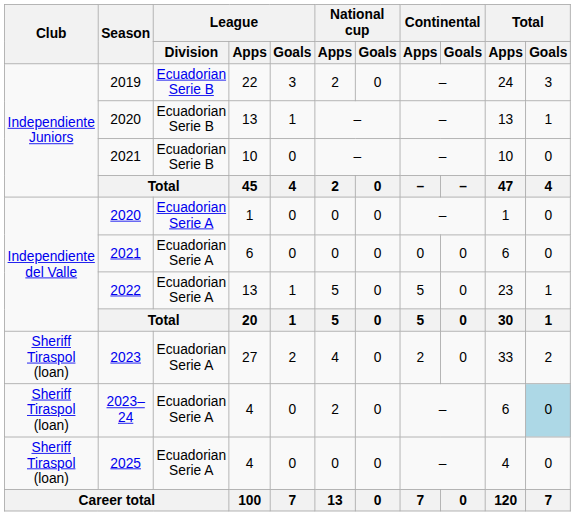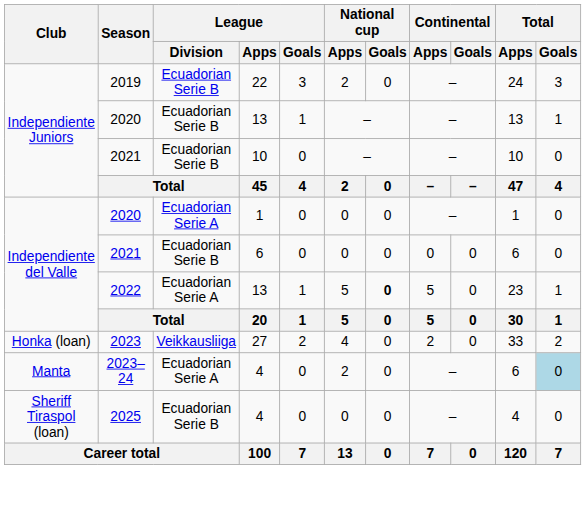(191, 253) Ecuadorian Serie A -> (196, 253) Ecuadorian Serie B
(378, 290) normal -> (388, 290) bold
(51, 357) Sheriff Tiraspol (loan) -> (51, 341) Honka (loan)
(191, 357) Ecuadorian Serie A -> (196, 341) Veikkausliiga
(51, 410) Sheriff Tiraspol (loan) -> (51, 371) Manta
(191, 463) Ecuadorian Serie A -> (196, 416) Ecuadorian Serie B
